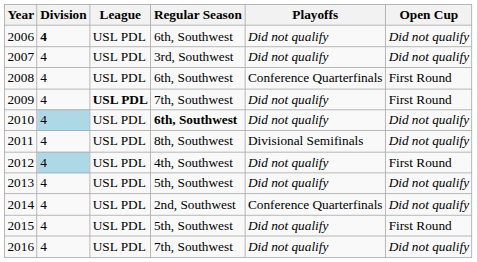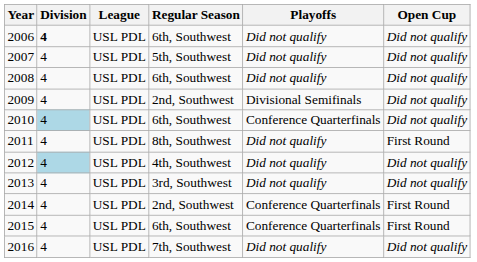(194, 57) 3rd, Southwest -> (191, 57) 5th, Southwest
(315, 78) Conference Quarterfinals -> (286, 78) Did not qualify
(420, 78) First Round -> (427, 78) Did not qualify
(120, 99) bold -> (119, 99) normal
(193, 99) 7th, Southwest -> (193, 99) 2nd, Southwest
(288, 99) Did not qualify -> (304, 99) Divisional Semifinals
(420, 99) First Round -> (427, 99) Did not qualify
(196, 120) bold -> (191, 120) normal
(288, 120) Did not qualify -> (313, 120) Conference Quarterfinals
(306, 141) Divisional Semifinals -> (286, 141) Did not qualify
(429, 141) Did not qualify -> (418, 141) First Round
(420, 162) First Round -> (427, 162) Did not qualify
(193, 183) 5th, Southwest -> (192, 183) 3rd, Southwest
(429, 204) Did not qualify -> (418, 204) First Round
(193, 225) 5th, Southwest -> (191, 225) 6th, Southwest
(288, 225) Did not qualify -> (313, 225) Conference Quarterfinals
